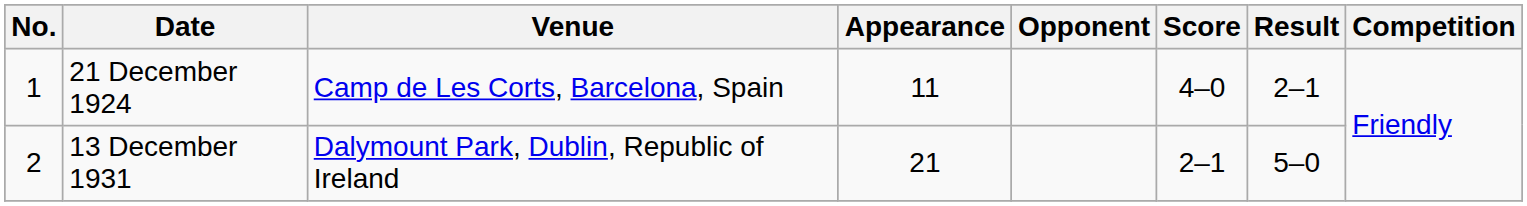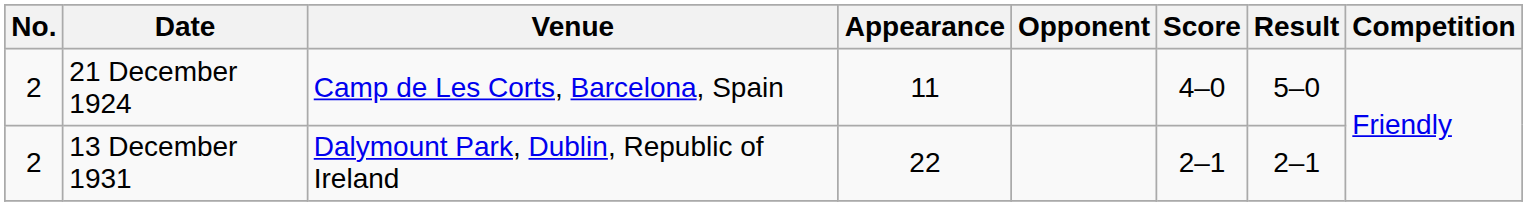(34, 86) 1 -> (34, 86) 2
(1297, 86) 2–1 -> (1297, 86) 5–0
(925, 162) 21 -> (925, 162) 22
(1297, 162) 5–0 -> (1297, 162) 2–1
